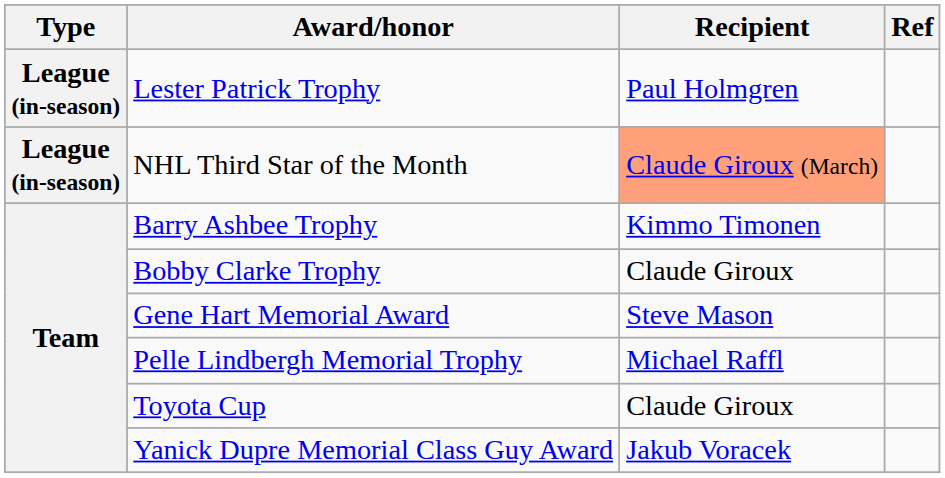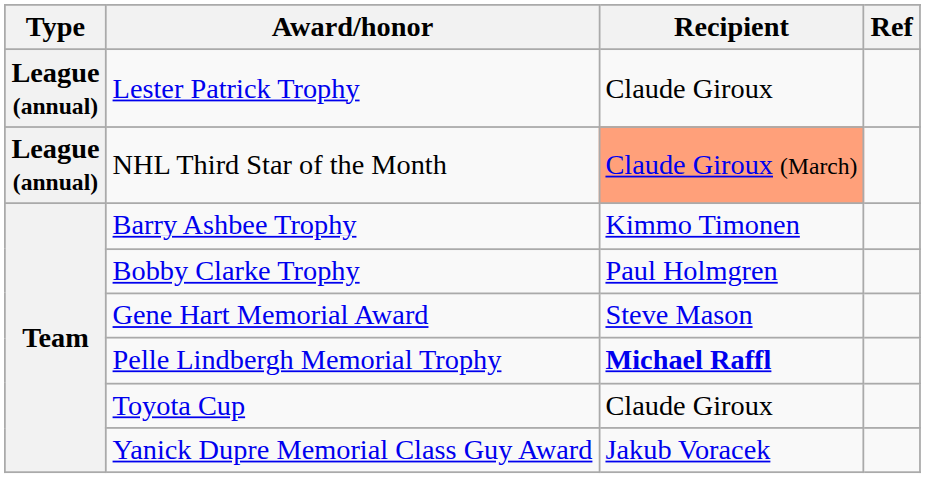(66, 87) League (in-season) -> (55, 87) League (annual)
(712, 87) Paul Holmgren -> (689, 87) Claude Giroux
(66, 164) League (in-season) -> (55, 164) League (annual)
(710, 270) Claude Giroux -> (692, 270) Paul Holmgren
(705, 360) normal -> (688, 360) bold
